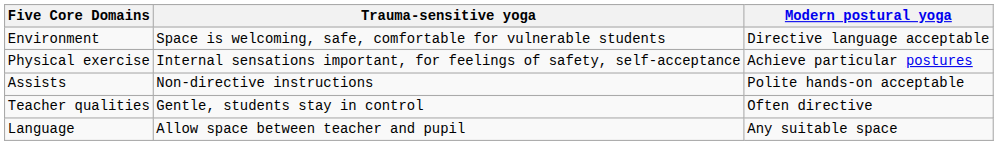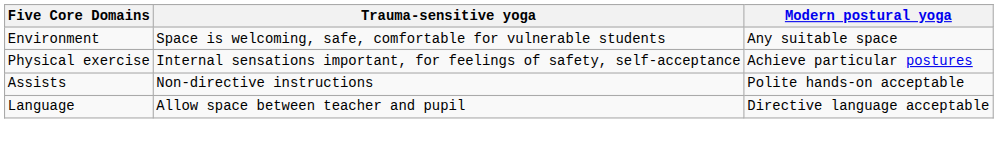(868, 39) Directive language acceptable -> (822, 39) Any suitable space
- row: (79, 107)
(822, 129) Any suitable space -> (868, 107) Directive language acceptable
